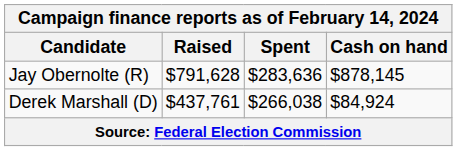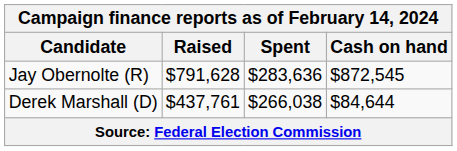(367, 74) $878,145 -> (367, 74) $872,545
(362, 103) $84,924 -> (362, 103) $84,644
